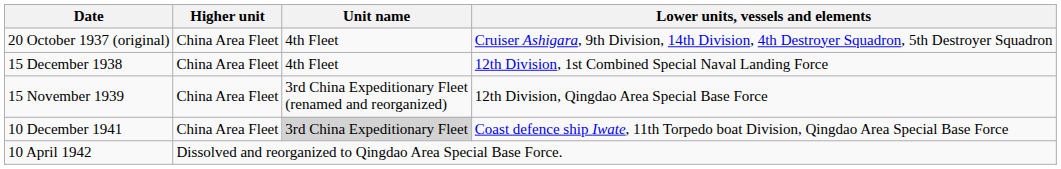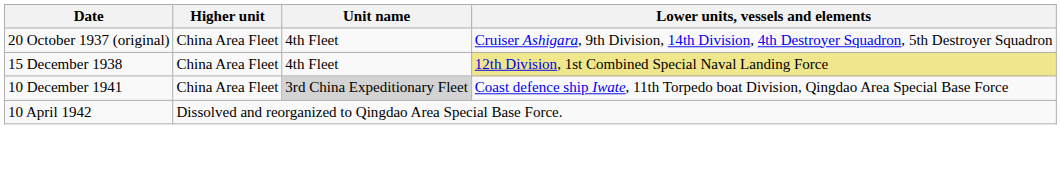(652, 64) no background -> (652, 64) khaki background
- row: (66, 96)
